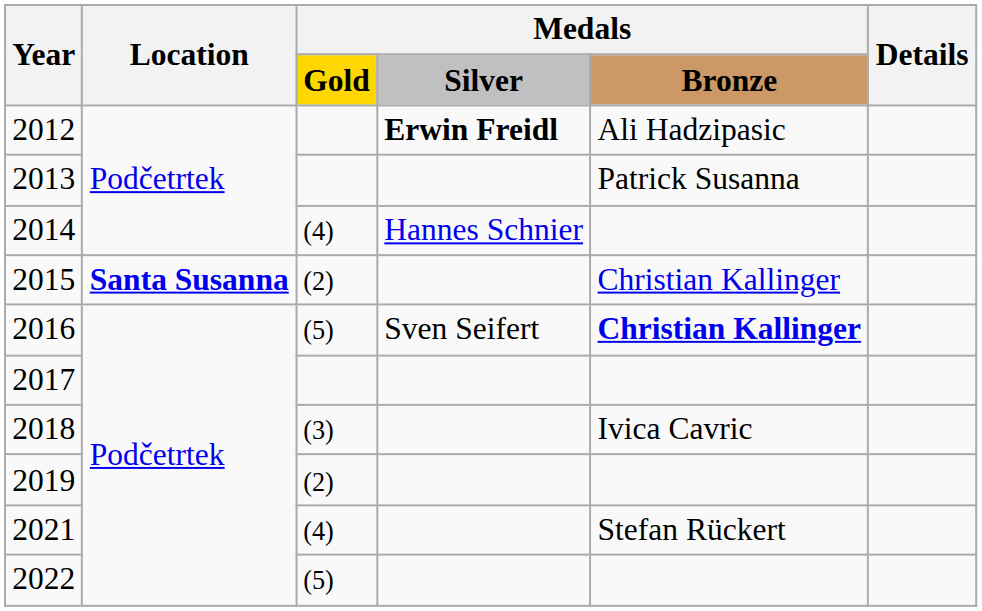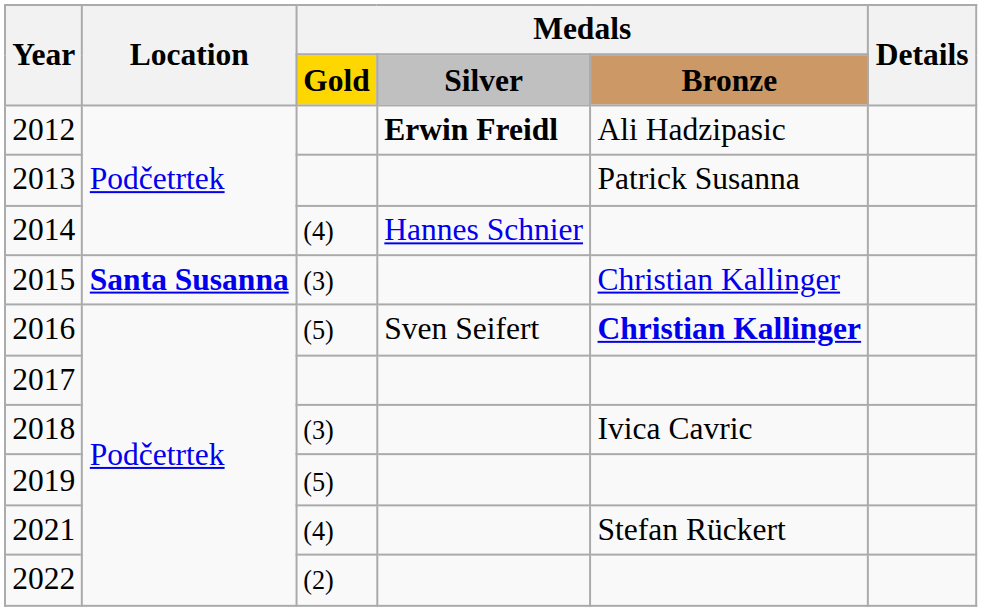(319, 281) (2) -> (319, 281) (3)
(319, 481) (2) -> (319, 481) (5)
(319, 581) (5) -> (319, 581) (2)
